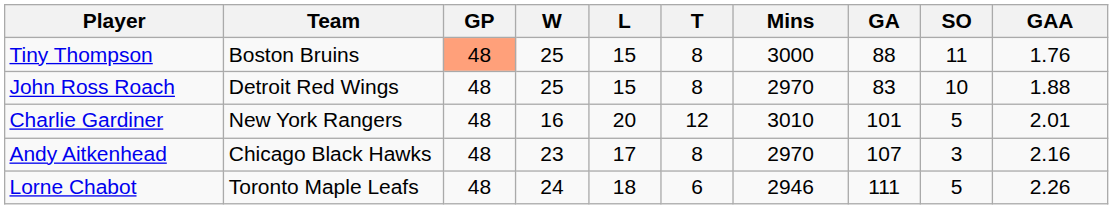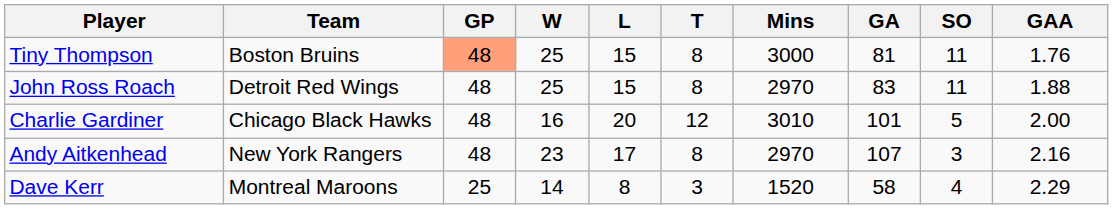(884, 54) 88 -> (884, 54) 81
(957, 87) 10 -> (957, 87) 11
(316, 120) New York Rangers -> (330, 120) Chicago Black Hawks
(1050, 120) 2.01 -> (1050, 120) 2.00
(330, 154) Chicago Black Hawks -> (316, 154) New York Rangers
- row: (73, 187)
+ row: (57, 187)
